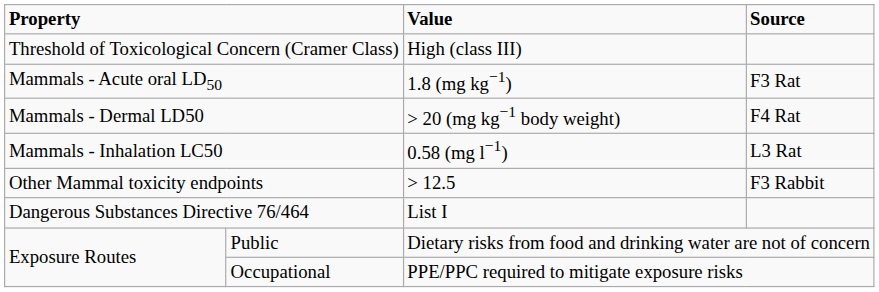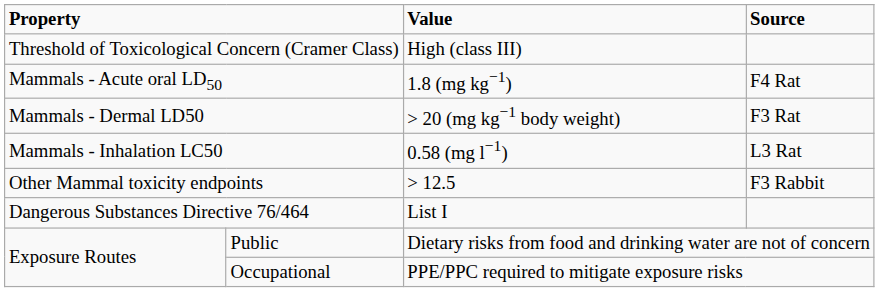(775, 81) F3 Rat -> (775, 81) F4 Rat
(775, 115) F4 Rat -> (775, 115) F3 Rat
